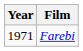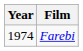(21, 35) 1971 -> (21, 35) 1974
